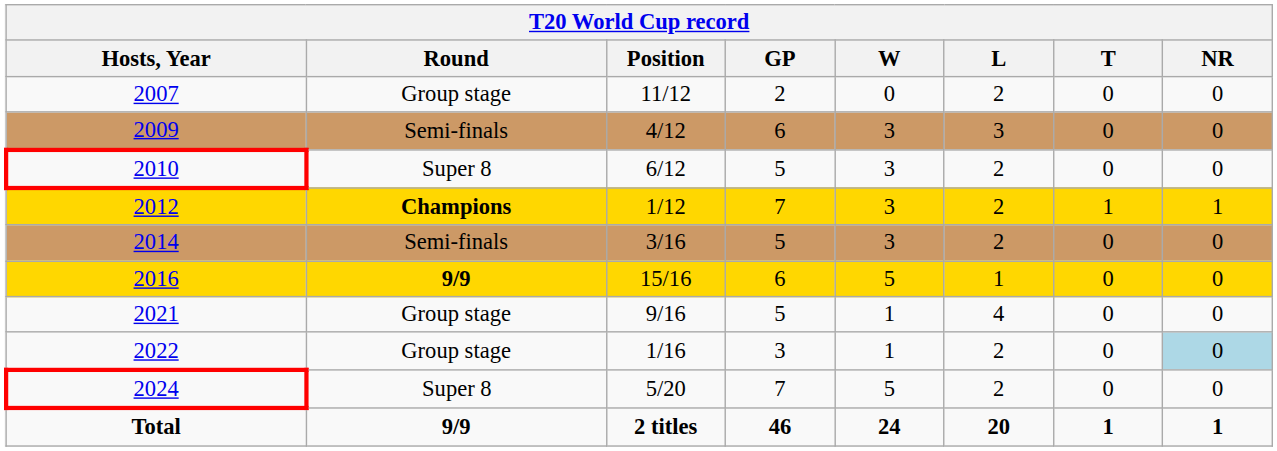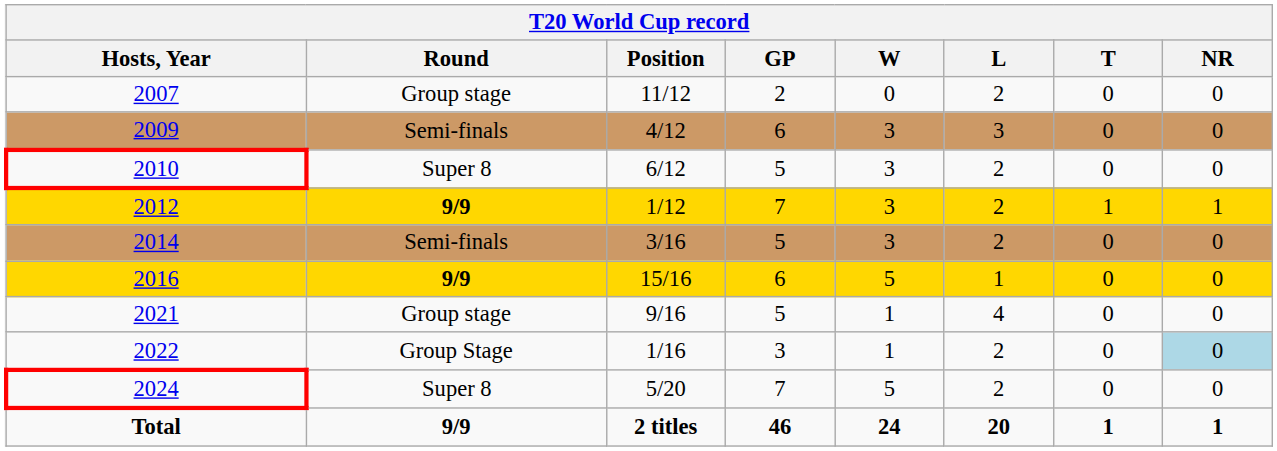(456, 206) Champions -> (456, 206) 9/9
(456, 350) Group stage -> (456, 350) Group Stage
